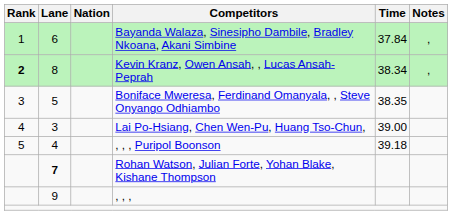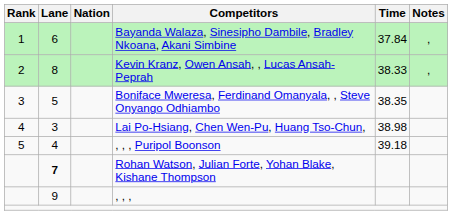(21, 70) bold -> (21, 70) normal
(392, 70) 38.34 -> (392, 70) 38.33
(392, 127) 39.00 -> (392, 127) 38.98
